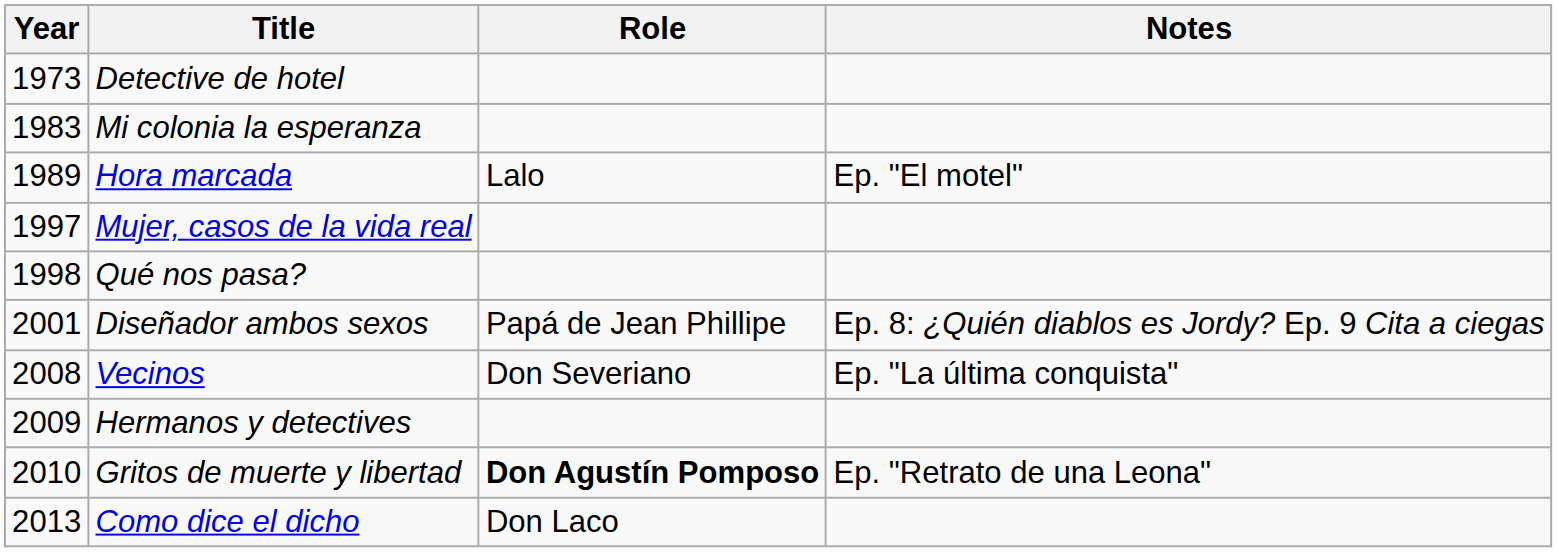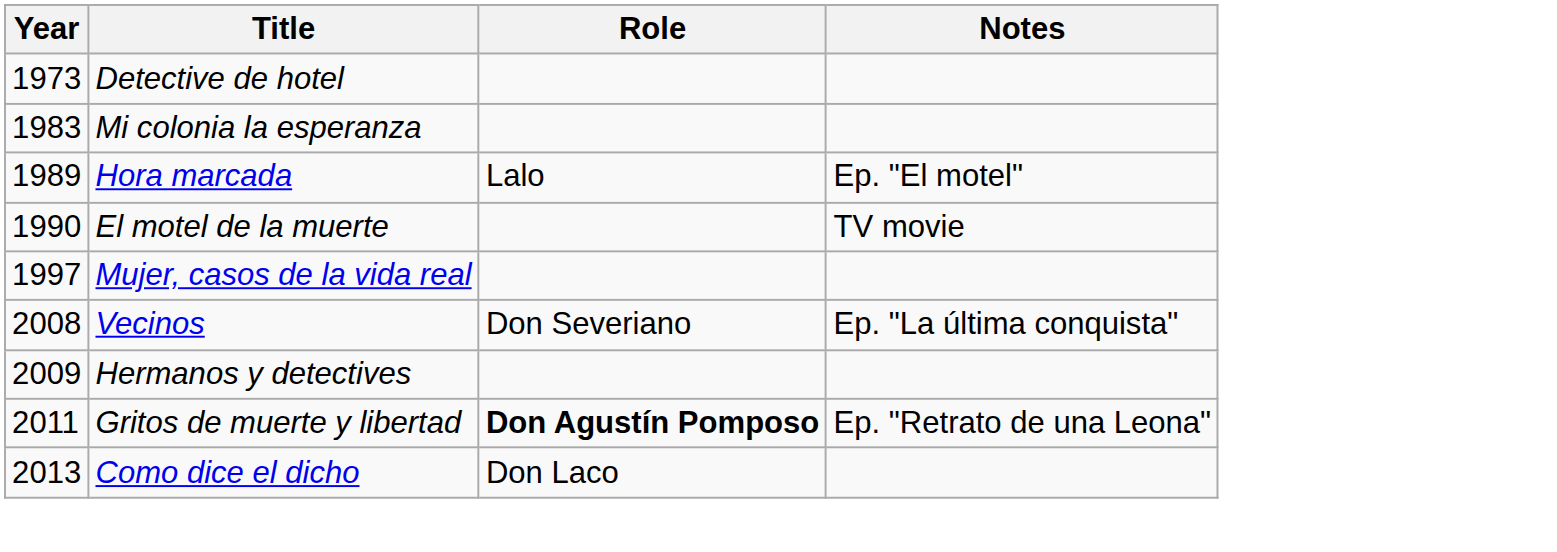+ row: (242, 226)
- row: (201, 275)
- row: (262, 324)
(47, 472) 2010 -> (45, 422) 2011
